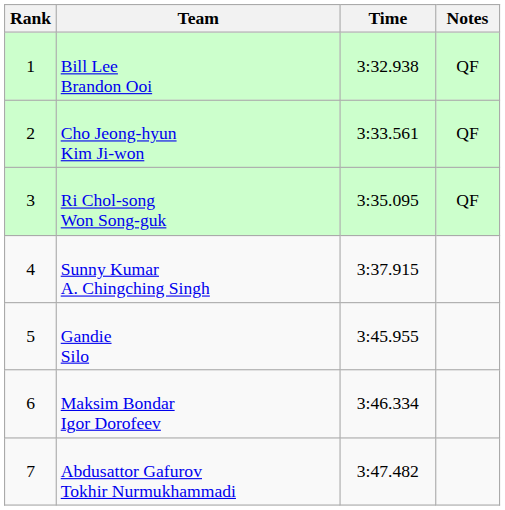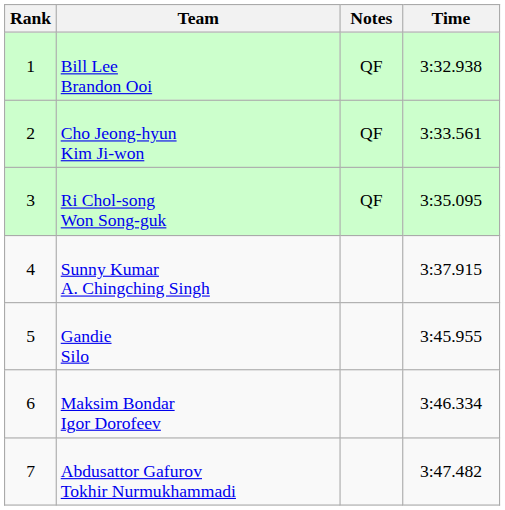columns swapped: (388, 18) <-> (467, 18)
